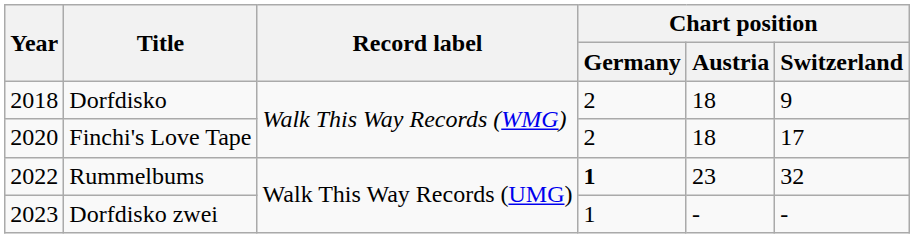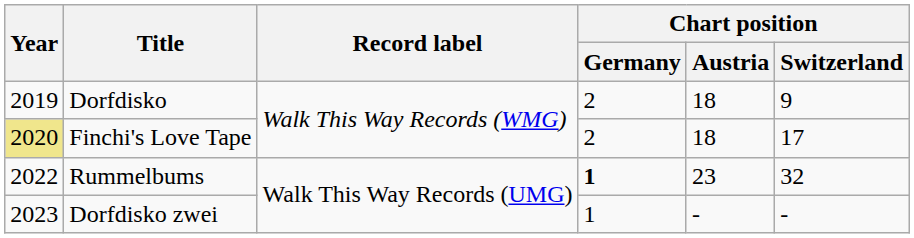(34, 99) 2018 -> (34, 99) 2019
(34, 137) no background -> (34, 137) khaki background
